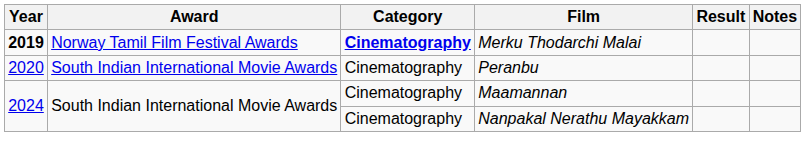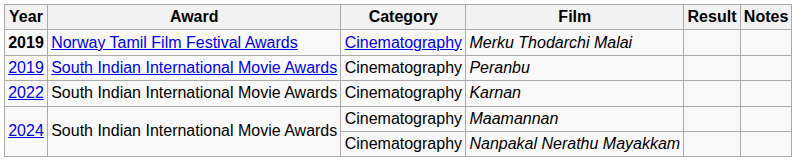(408, 42) bold -> (403, 42) normal
(26, 67) 2020 -> (26, 67) 2019
+ row: (495, 93)
